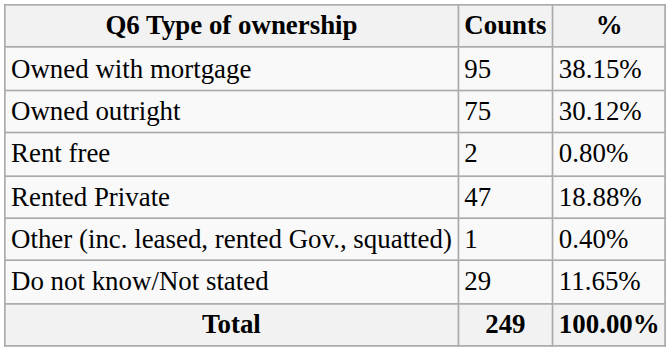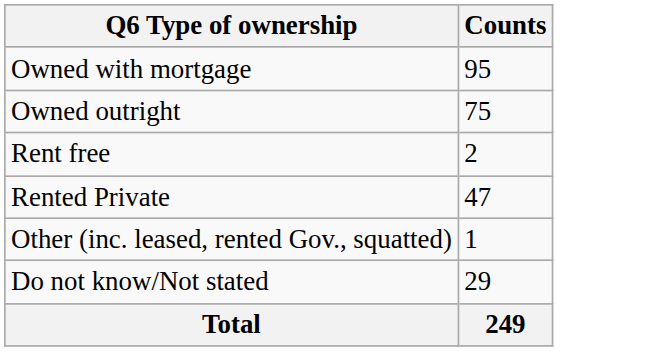- column: (609, 25)
